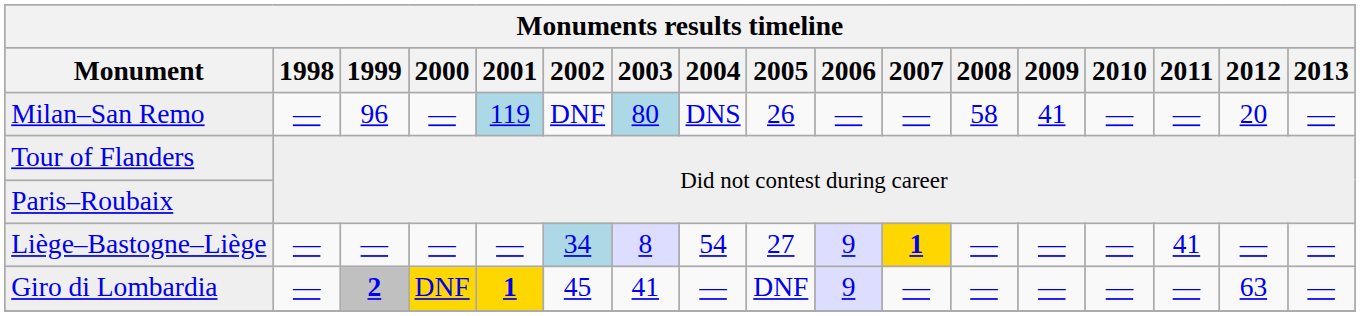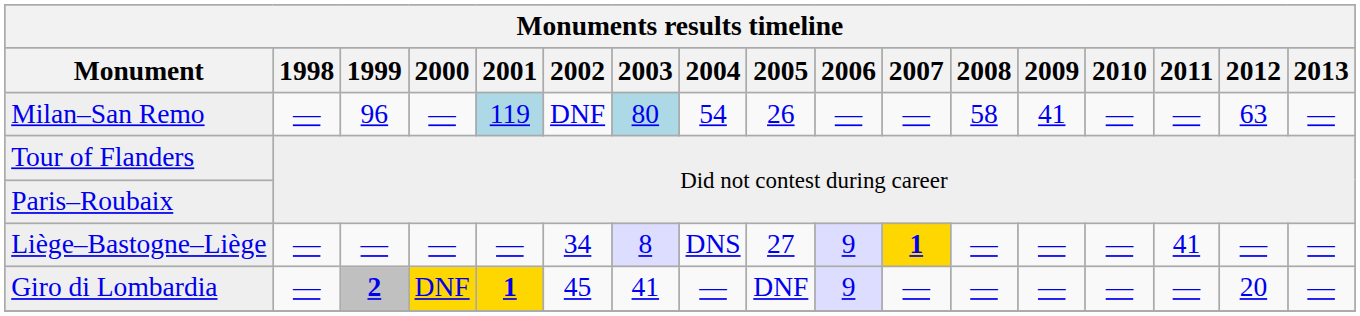(713, 113) DNS -> (713, 113) 54
(1253, 113) 20 -> (1253, 113) 63
(578, 244) lightblue background -> (578, 244) no background
(713, 244) 54 -> (713, 244) DNS
(1253, 288) 63 -> (1253, 288) 20
